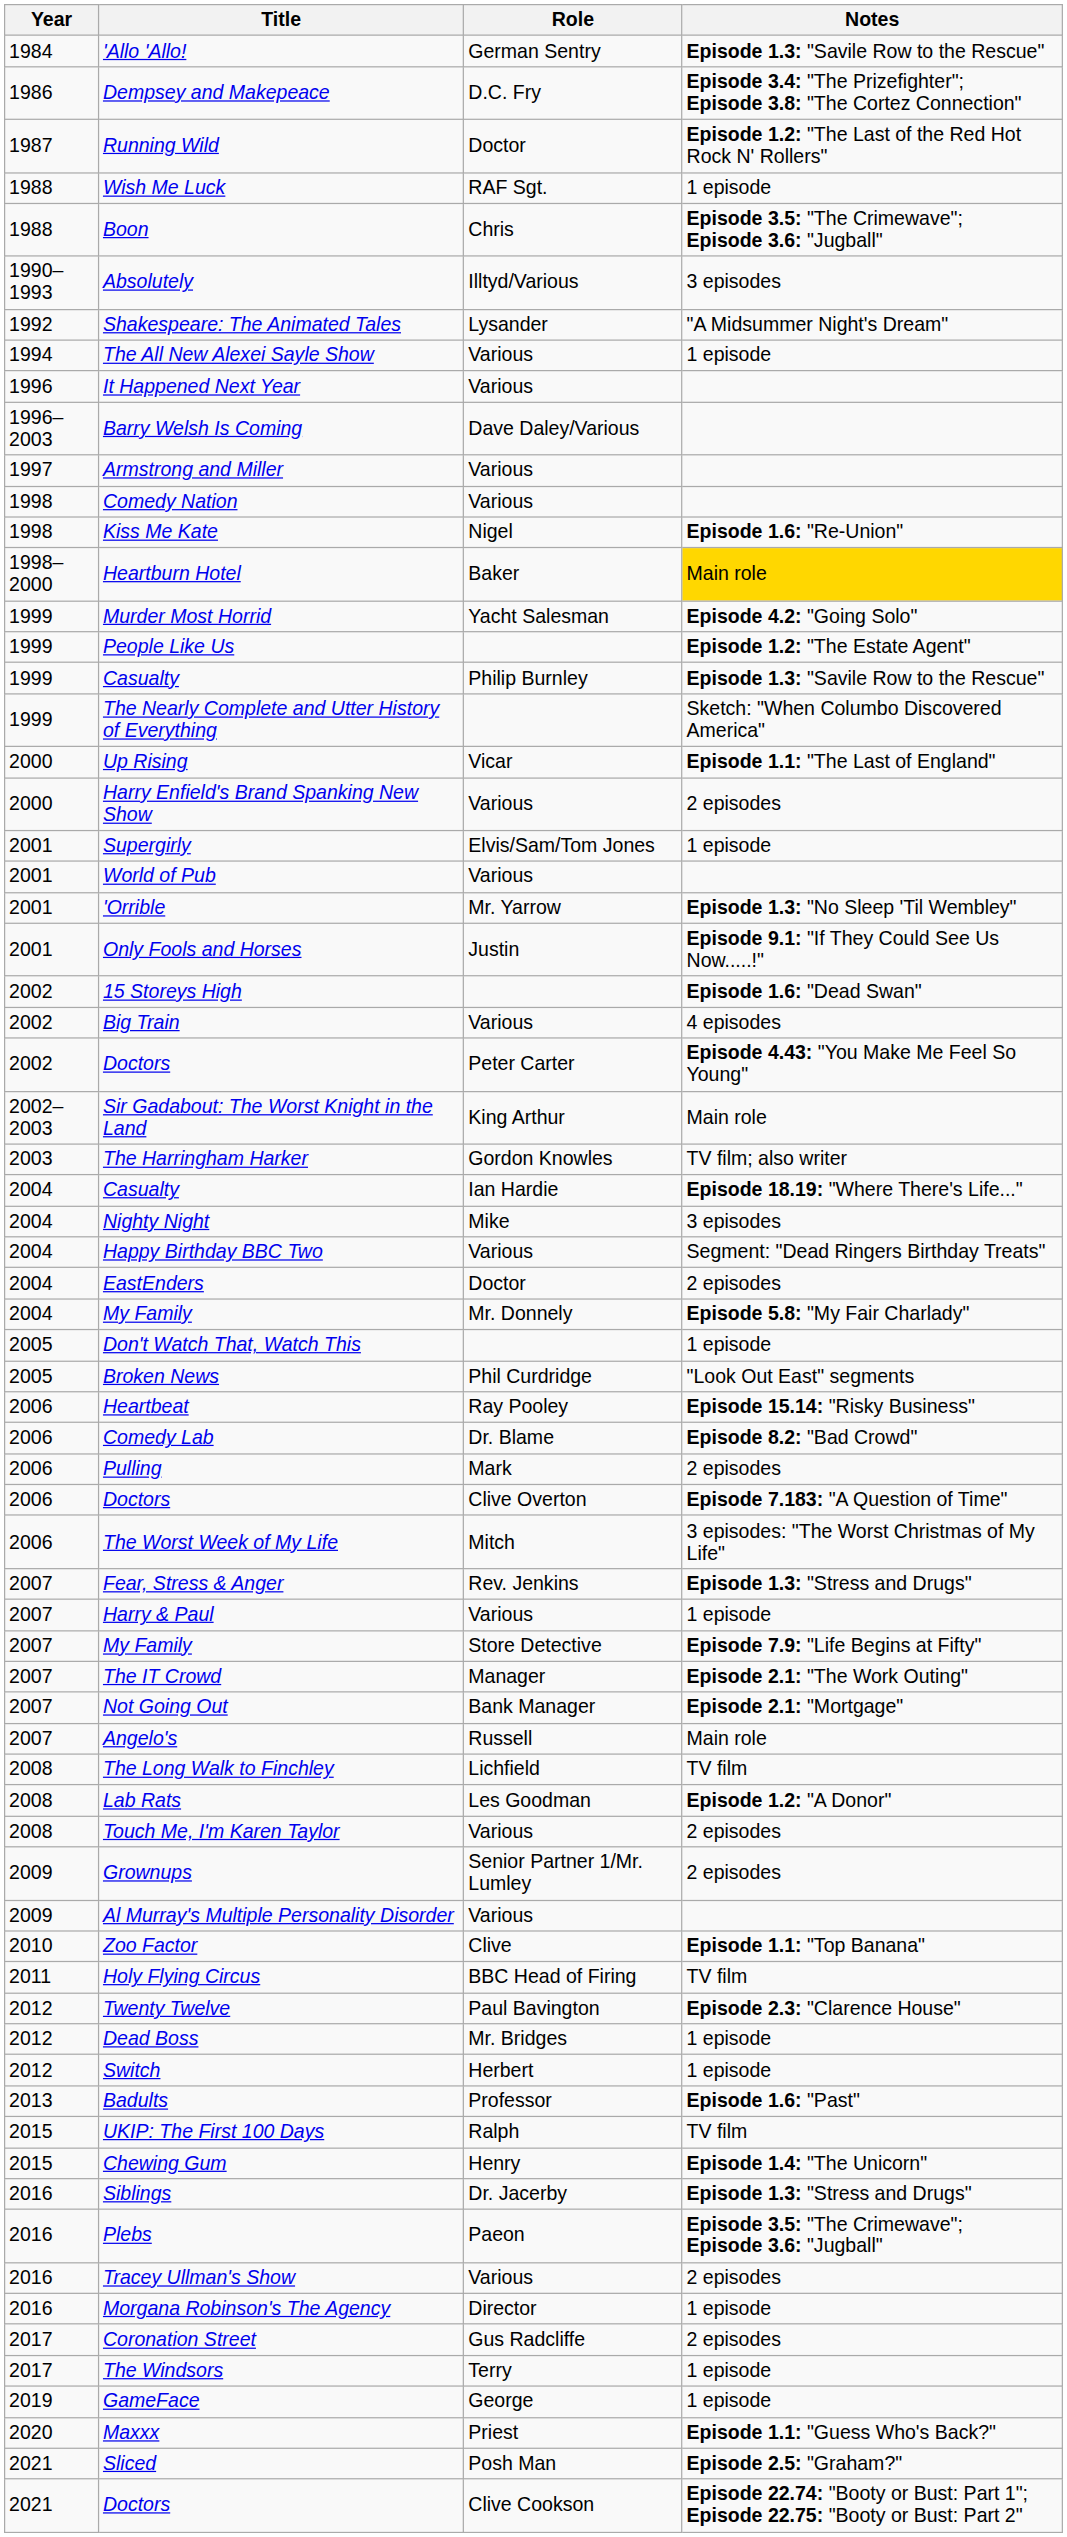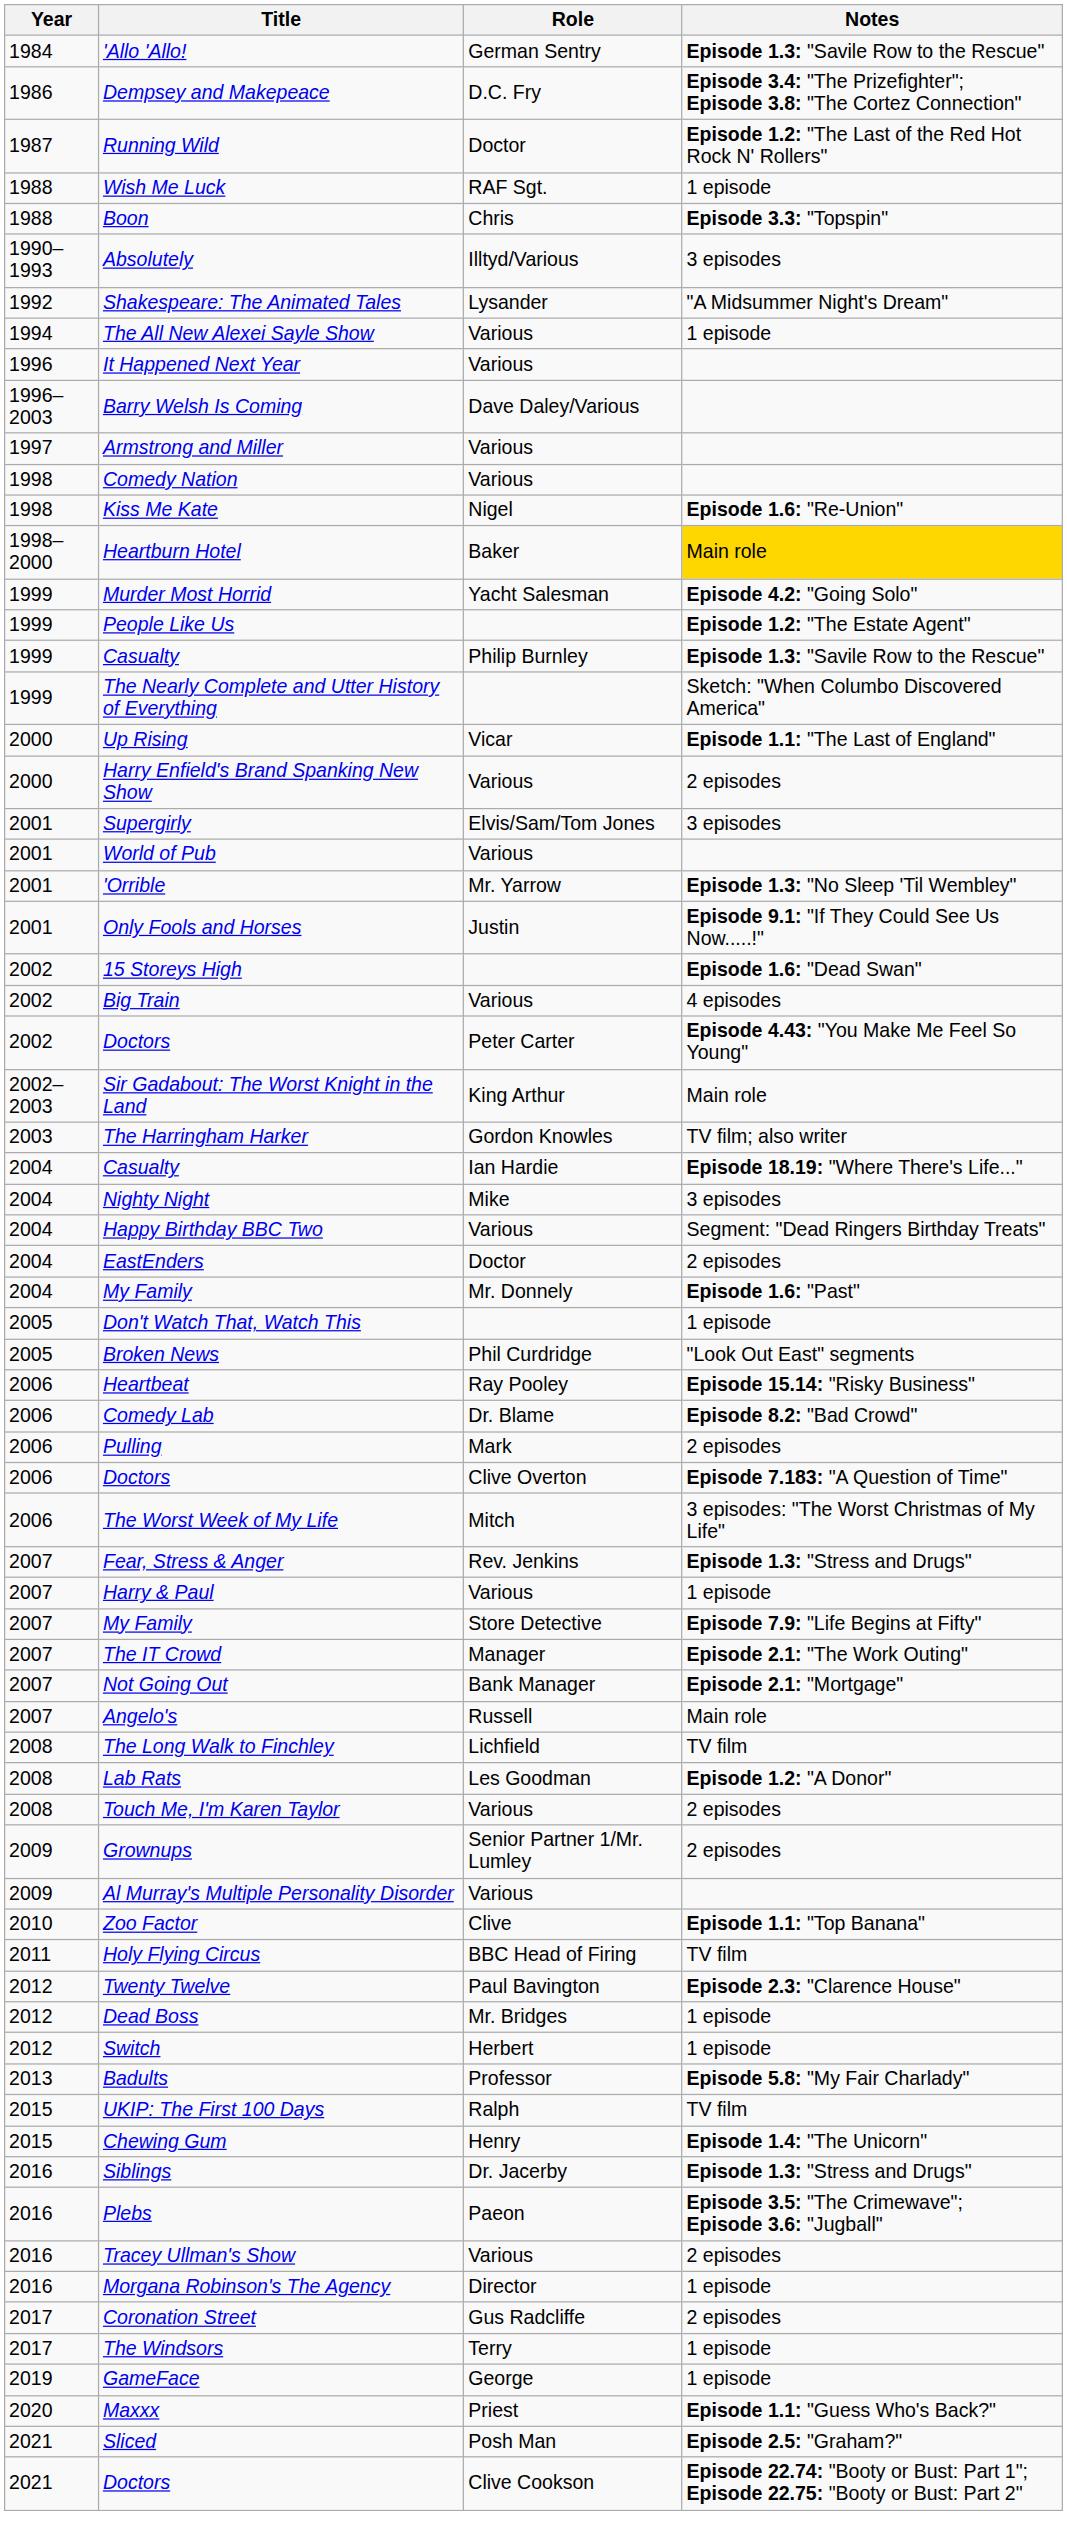(825, 229) Episode 3.5: "The Crimewave"; Episode 3.6: "Jugball" -> (787, 218) Episode 3.3: "Topspin"
(729, 845) 1 episode -> (734, 823) 3 episodes
(828, 1314) Episode 5.8: "My Fair Charlady" -> (773, 1292) Episode 1.6: "Past"
(773, 2100) Episode 1.6: "Past" -> (828, 2079) Episode 5.8: "My Fair Charlady"
